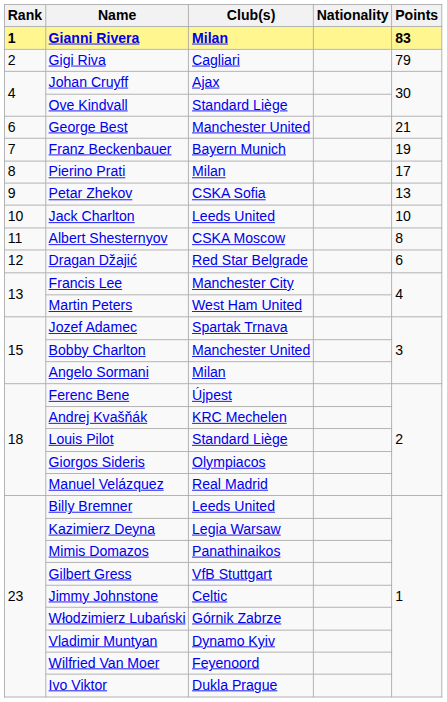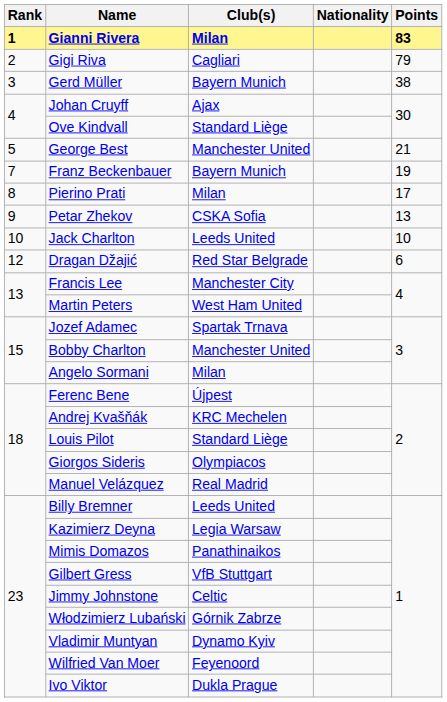+ row: (85, 82)
(12, 127) 6 -> (12, 149) 5
- row: (108, 238)
